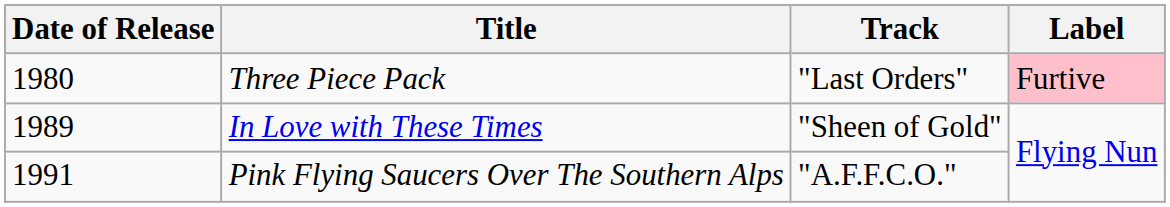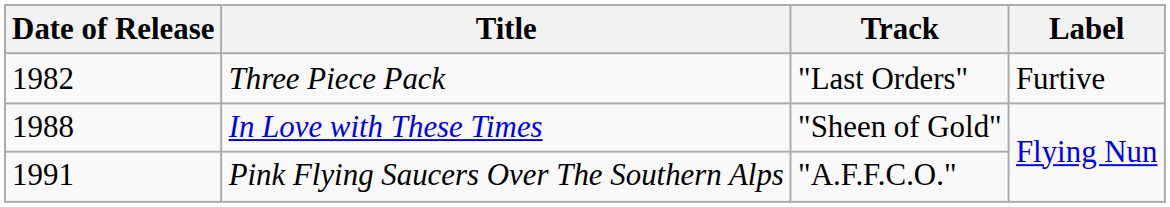(43, 77) 1980 -> (43, 77) 1982
(1061, 77) pink background -> (1061, 77) no background
(43, 126) 1989 -> (43, 126) 1988
